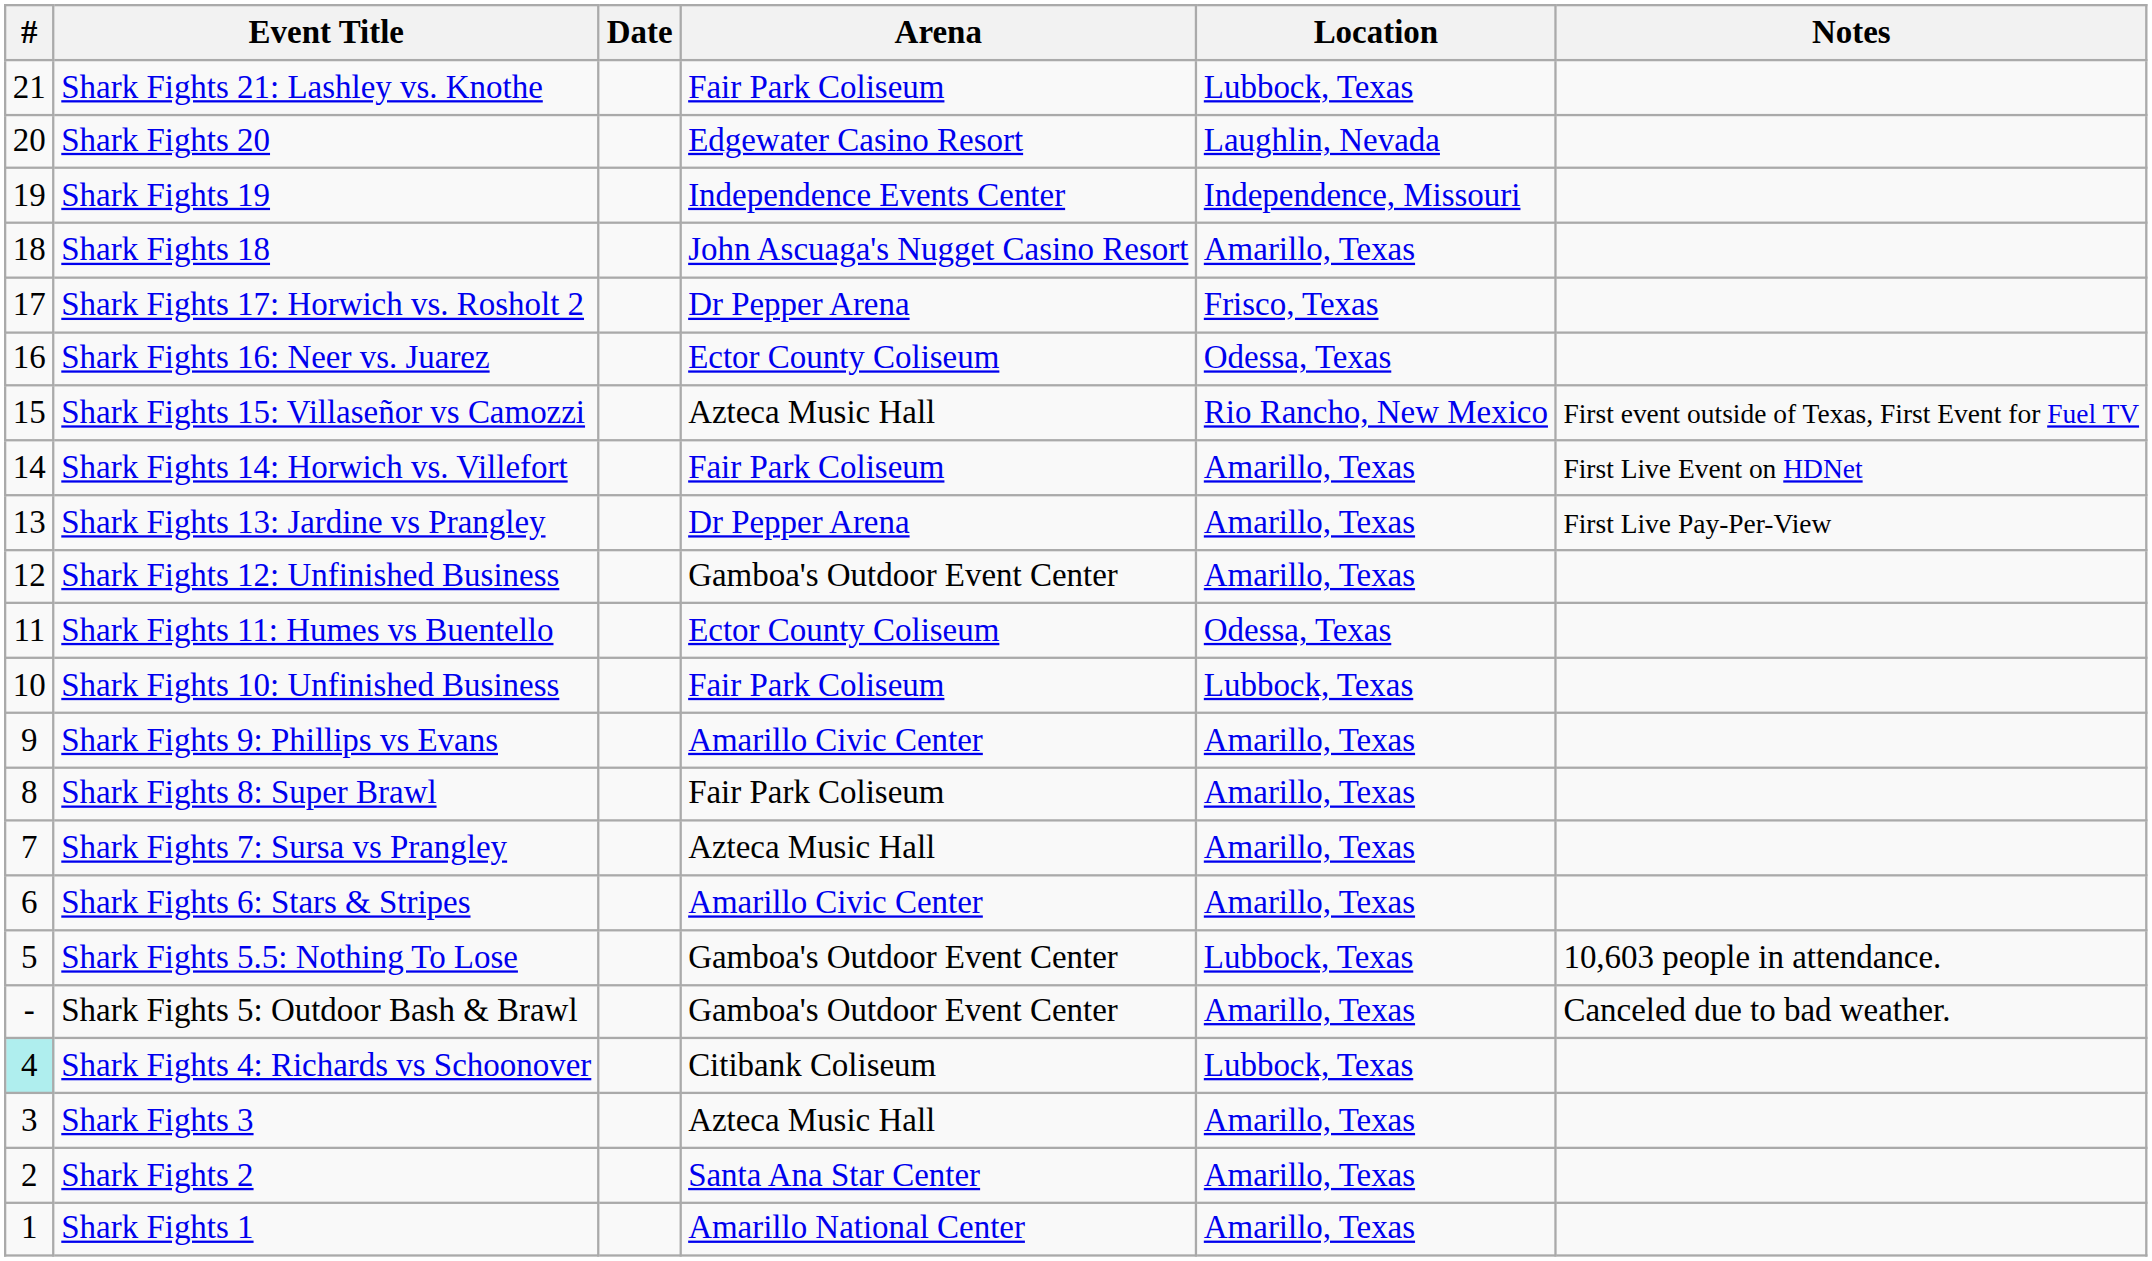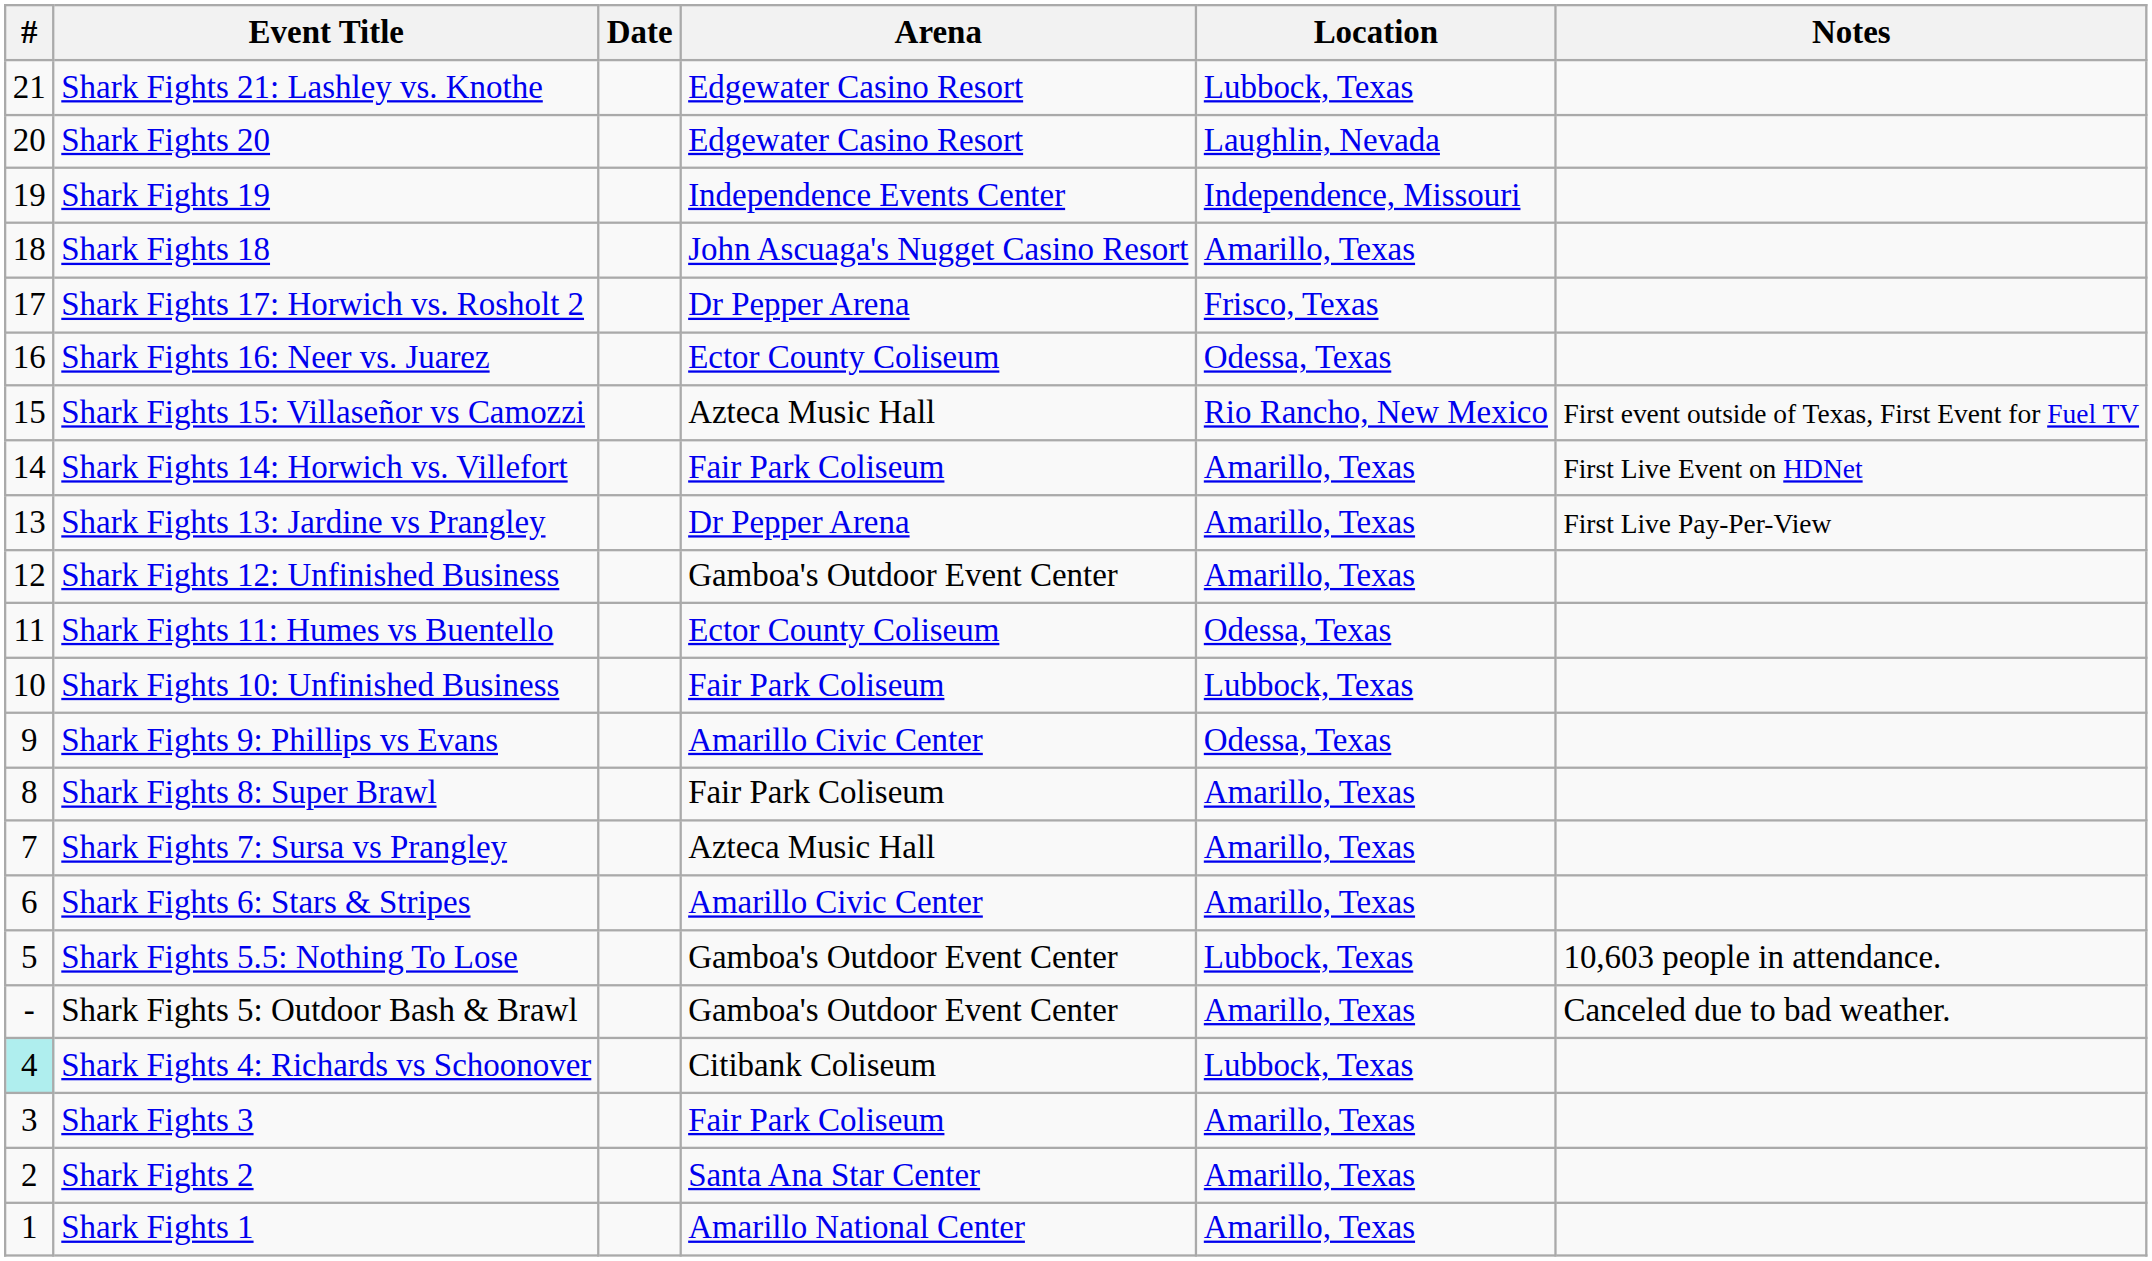(816, 86) Fair Park Coliseum -> (856, 86) Edgewater Casino Resort
(1309, 739) Amarillo, Texas -> (1298, 739) Odessa, Texas
(812, 1119) Azteca Music Hall -> (816, 1119) Fair Park Coliseum
